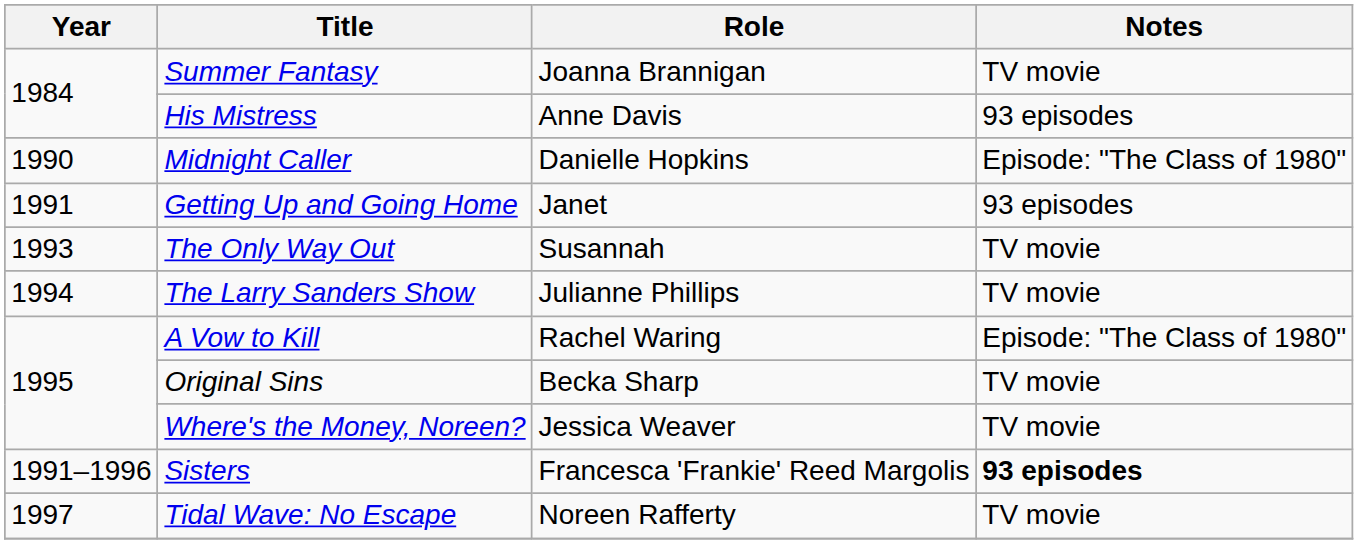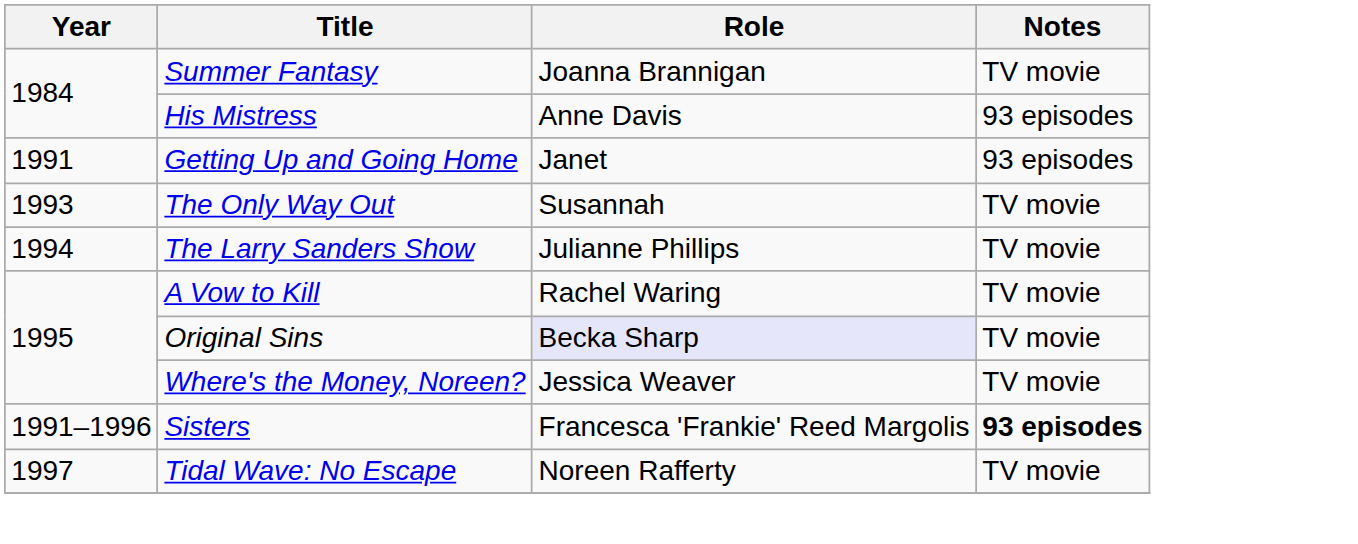- row: (258, 159)
(1164, 337) Episode: "The Class of 1980" -> (1041, 293) TV movie
(619, 381) no background -> (619, 337) lavender background
